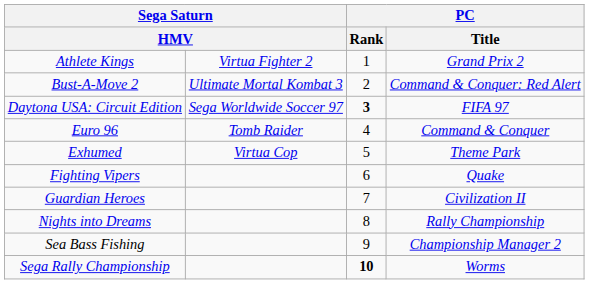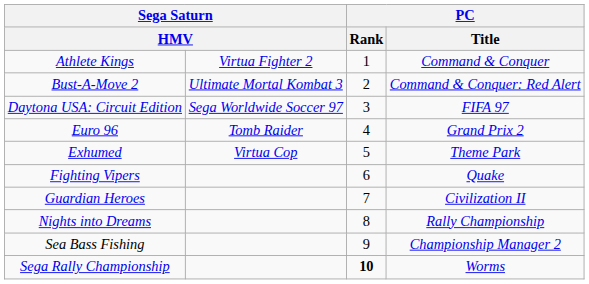(485, 61) Grand Prix 2 -> (485, 61) Command & Conquer
(366, 107) bold -> (366, 107) normal
(485, 130) Command & Conquer -> (485, 130) Grand Prix 2
